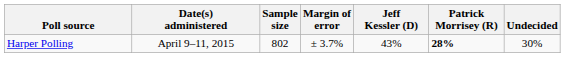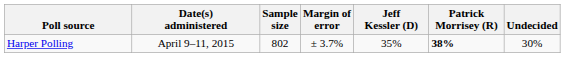(391, 43) 43% -> (391, 43) 35%
(443, 43) 28% -> (443, 43) 38%
